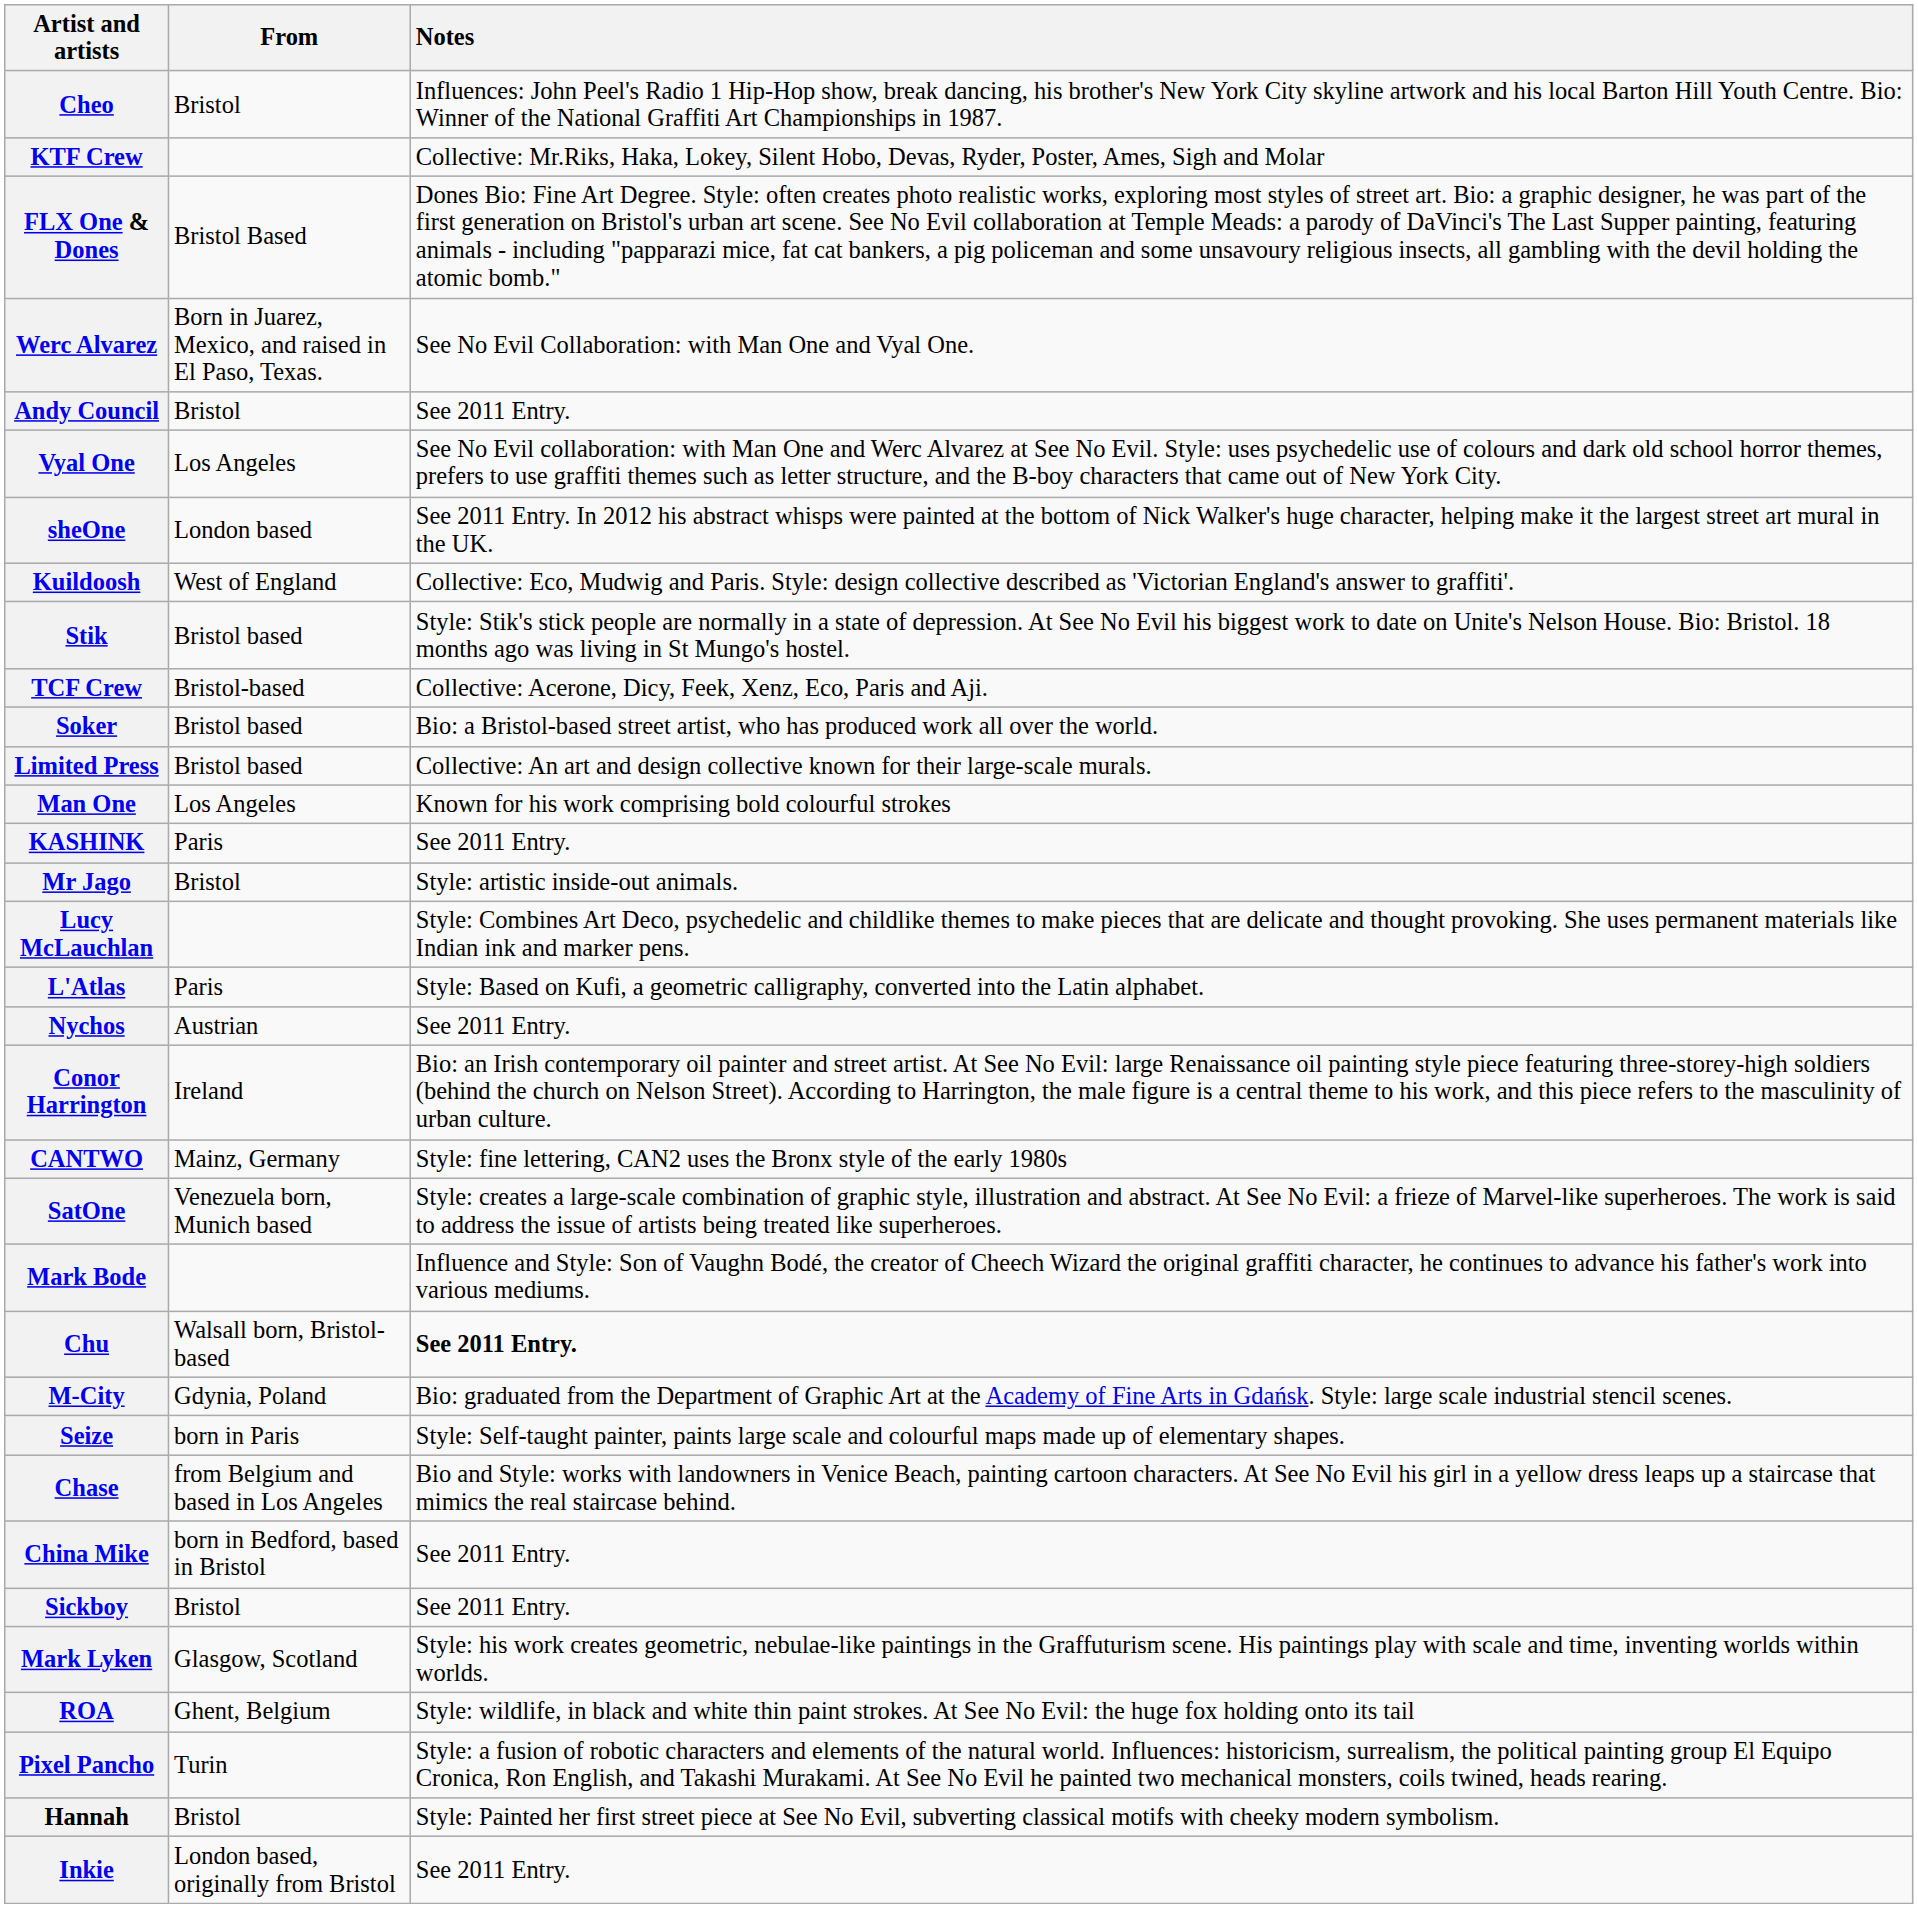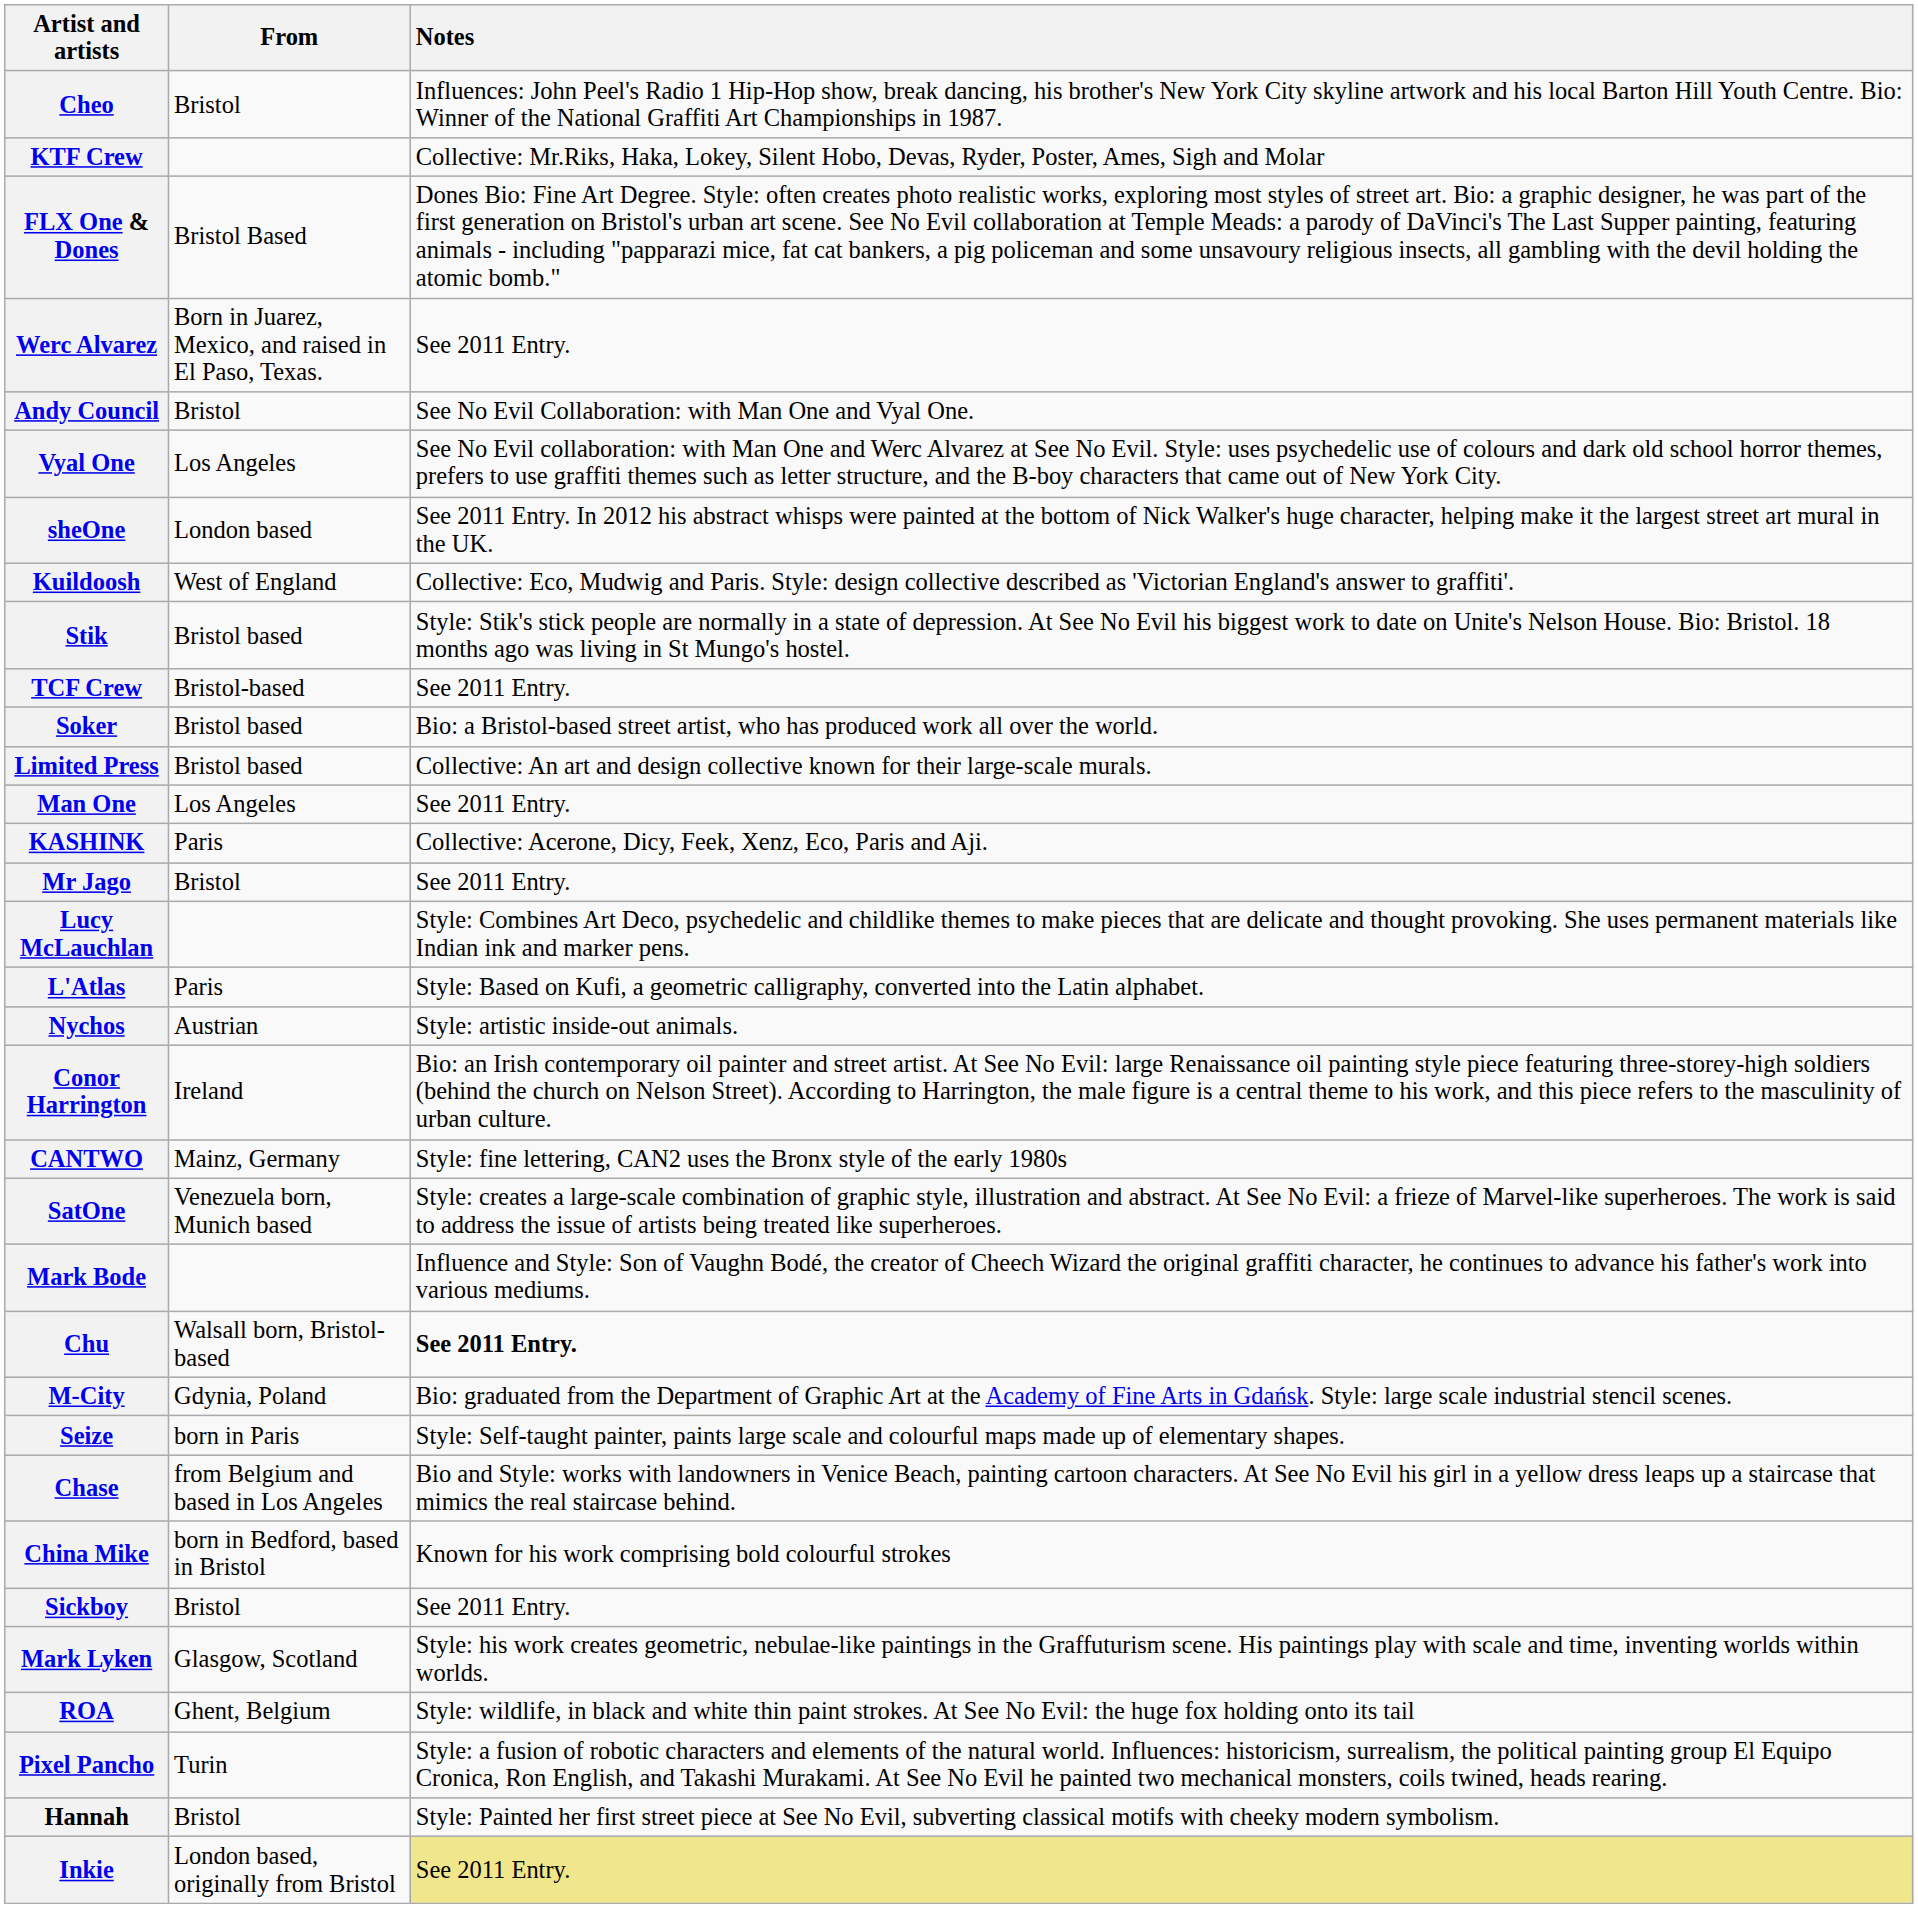(695, 344) See No Evil Collaboration: with Man One and Vyal One. -> (493, 344) See 2011 Entry.
(493, 410) See 2011 Entry. -> (695, 410) See No Evil Collaboration: with Man One and Vyal One.
(702, 687) Collective: Acerone, Dicy, Feek, Xenz, Eco, Paris and Aji. -> (493, 687) See 2011 Entry.
(683, 804) Known for his work comprising bold colourful strokes -> (493, 804) See 2011 Entry.
(493, 842) See 2011 Entry. -> (702, 842) Collective: Acerone, Dicy, Feek, Xenz, Eco, Paris and Aji.
(577, 881) Style: artistic inside-out animals. -> (493, 881) See 2011 Entry.
(493, 1025) See 2011 Entry. -> (577, 1025) Style: artistic inside-out animals.
(493, 1554) See 2011 Entry. -> (683, 1554) Known for his work comprising bold colourful strokes
(493, 1869) no background -> (493, 1869) khaki background
